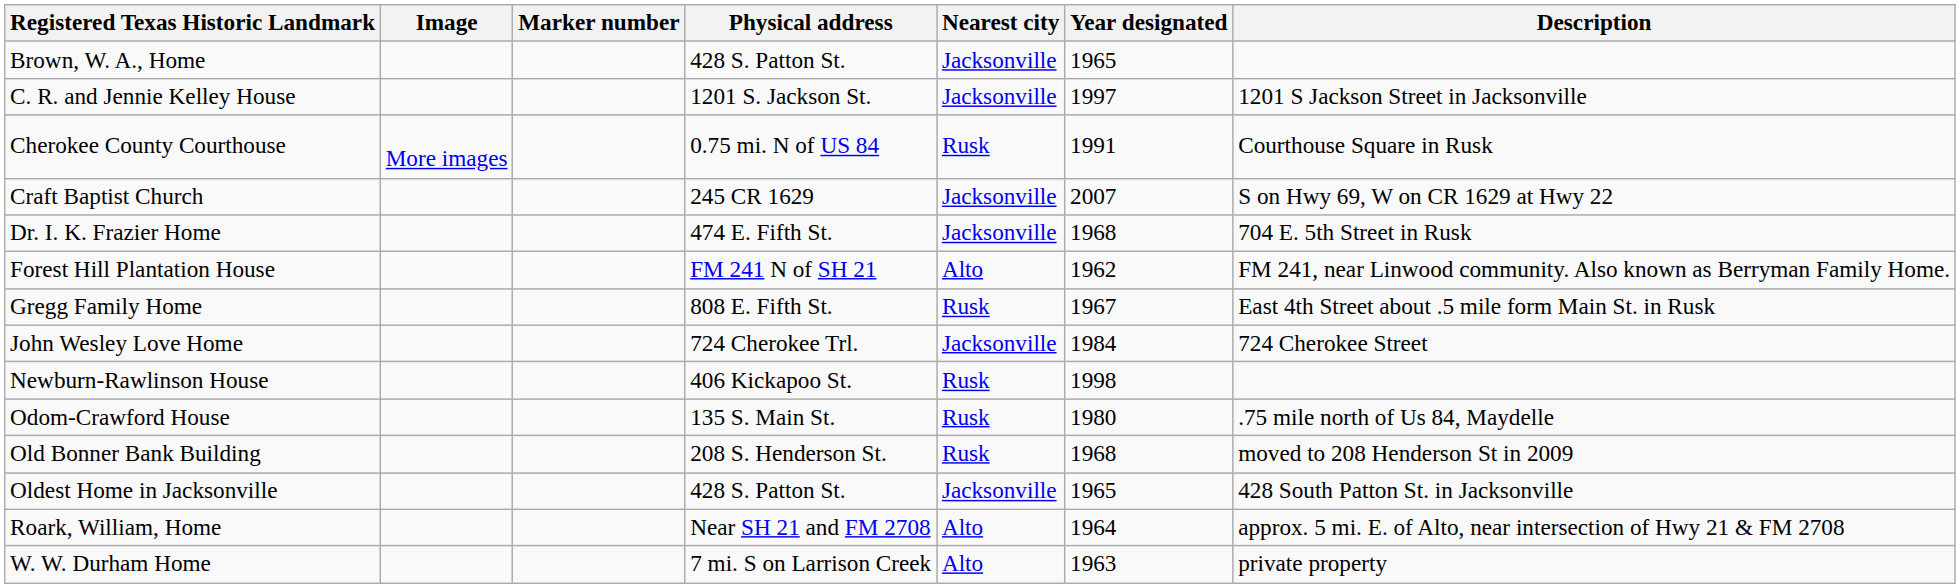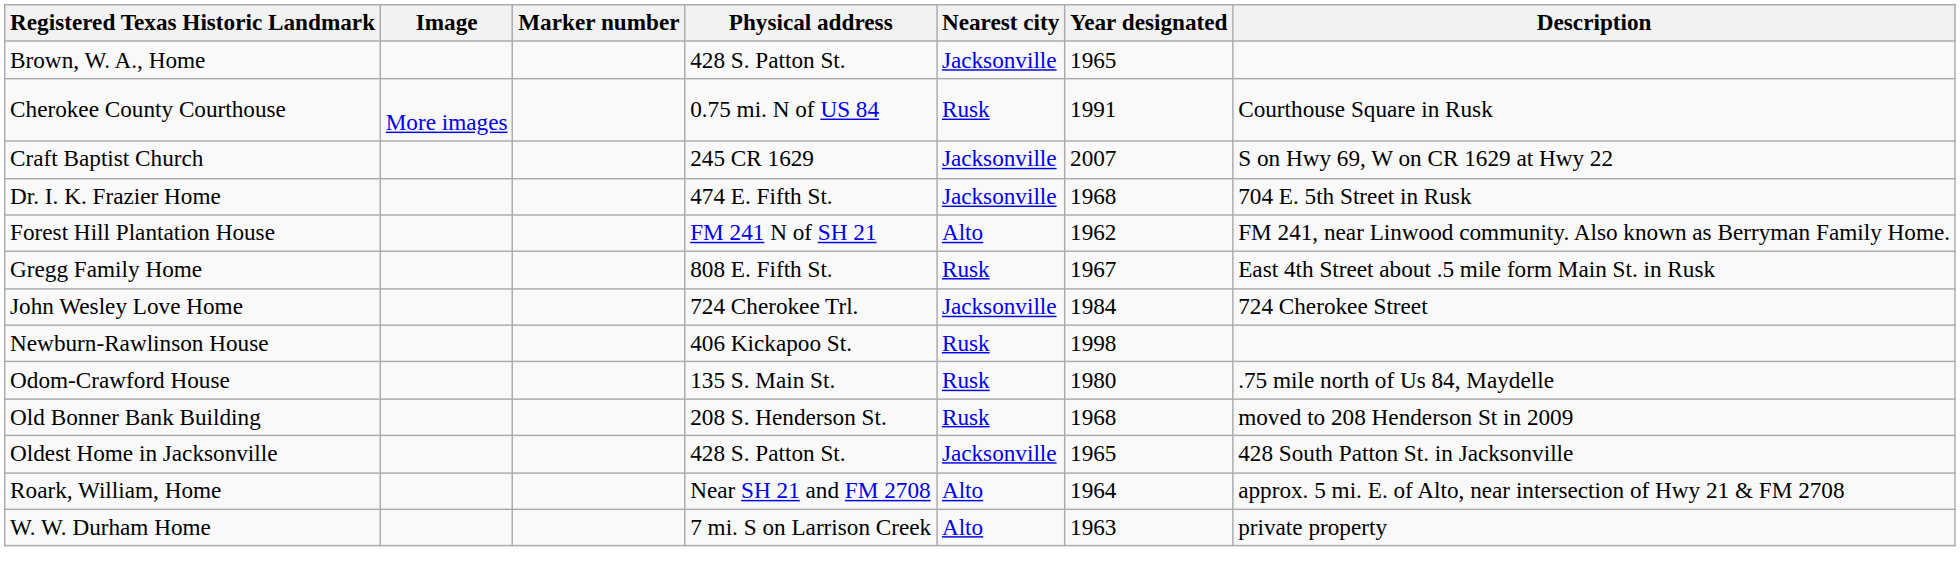- row: (153, 96)
